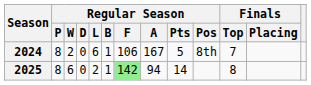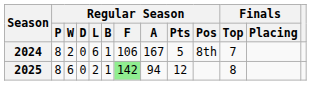(180, 70) 14 -> (180, 70) 12
